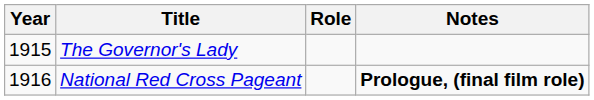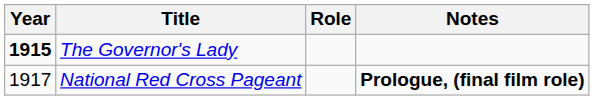(30, 49) normal -> (30, 49) bold
(30, 79) 1916 -> (30, 79) 1917
